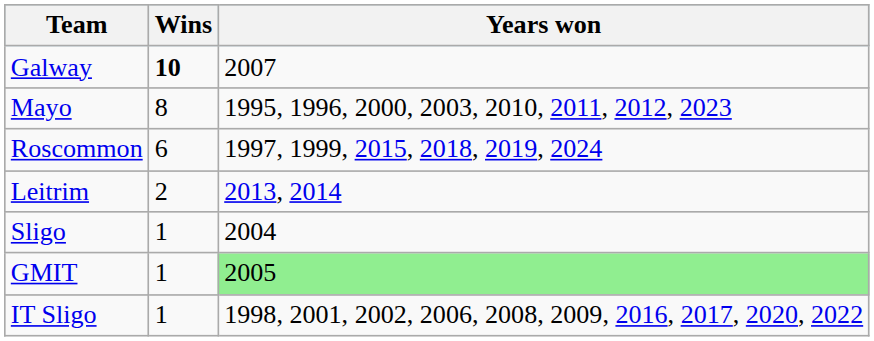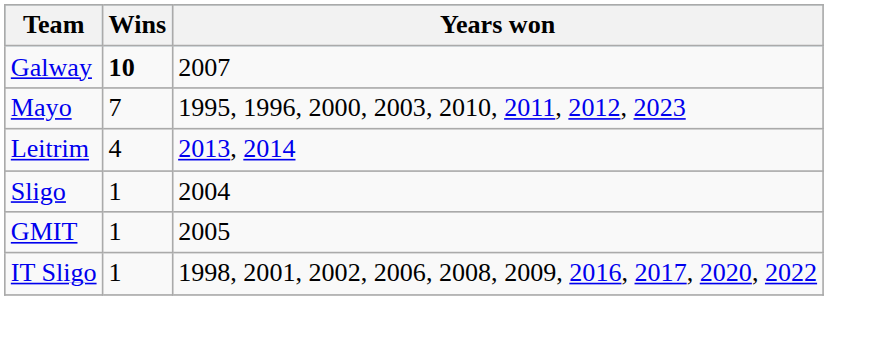(161, 107) 8 -> (115, 107) 7
- row: (77, 149)
(161, 190) 2 -> (115, 149) 4
(250, 273) lightgreen background -> (204, 231) no background
